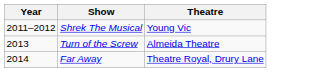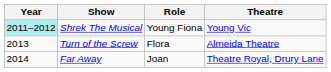+ column: (174, 12)
(31, 28) no background -> (31, 28) paleturquoise background
